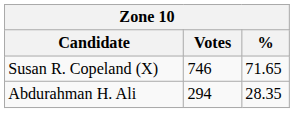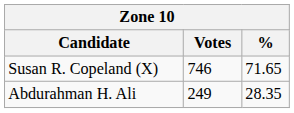(199, 94) 294 -> (199, 94) 249
